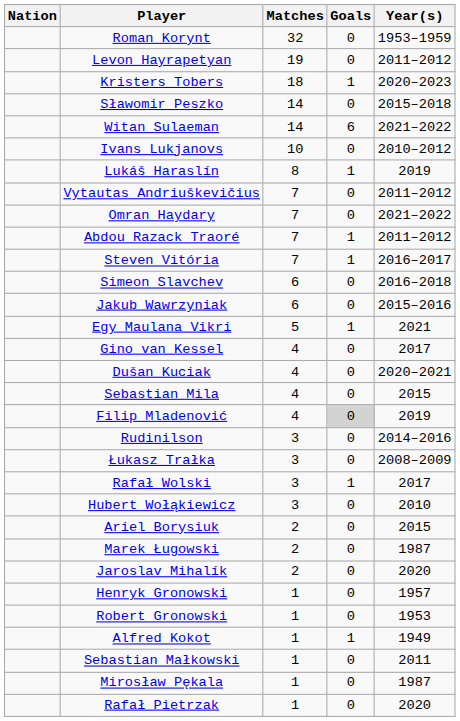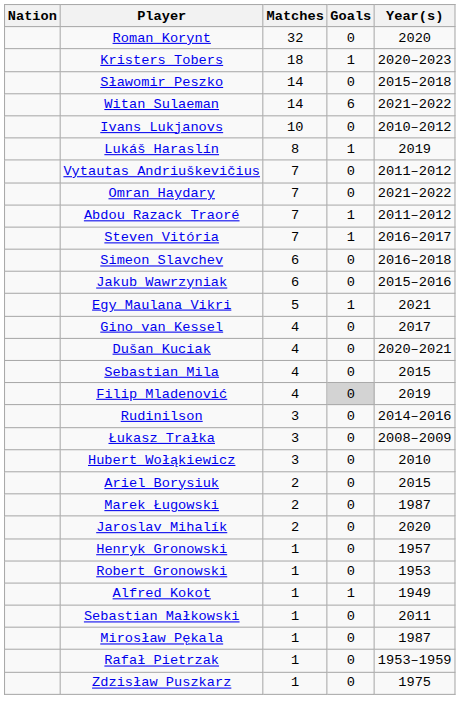(415, 38) 1953–1959 -> (415, 38) 2020
- row: (162, 60)
- row: (162, 483)
(415, 705) 2020 -> (415, 661) 1953–1959
+ row: (162, 683)
